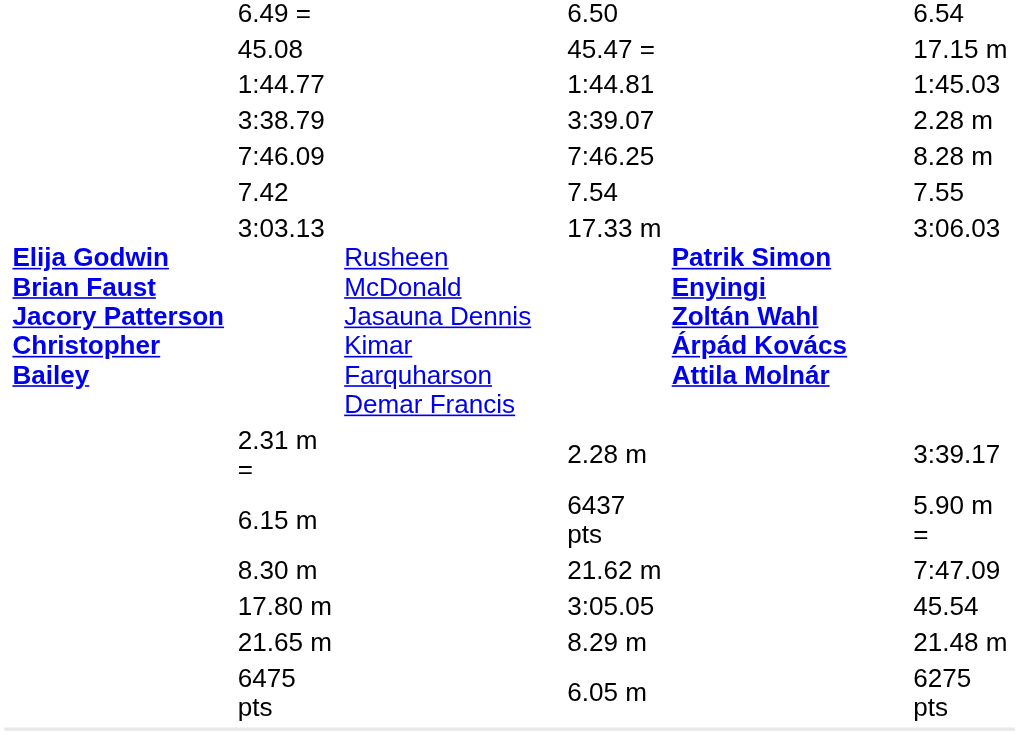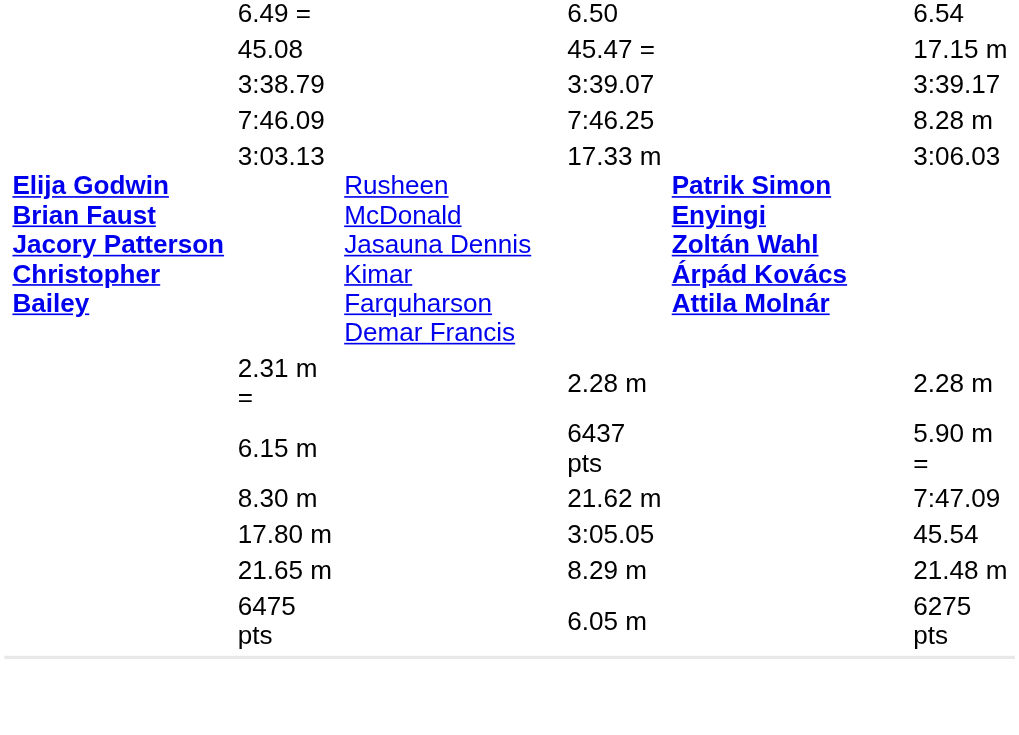- row: (281, 84)
(953, 120) 2.28 m -> (957, 84) 3:39.17
- row: (263, 192)
(957, 454) 3:39.17 -> (953, 383) 2.28 m
